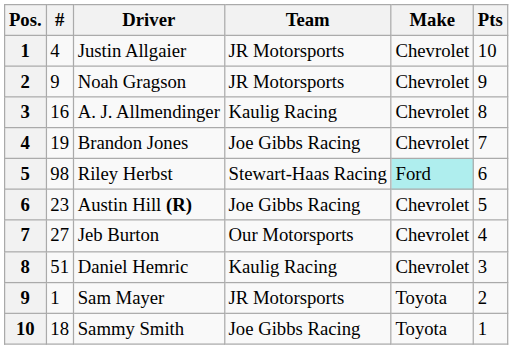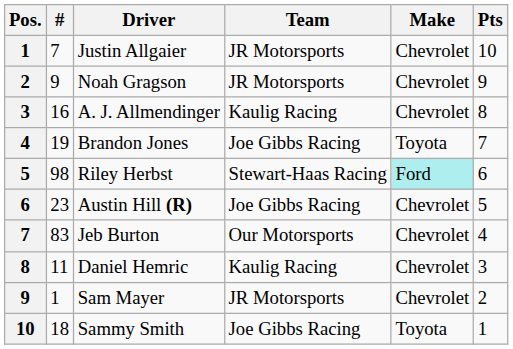(55, 50) 4 -> (55, 50) 7
(432, 143) Chevrolet -> (421, 143) Toyota
(60, 235) 27 -> (60, 235) 83
(60, 266) 51 -> (59, 266) 11
(421, 297) Toyota -> (432, 297) Chevrolet
